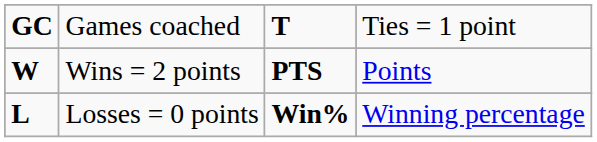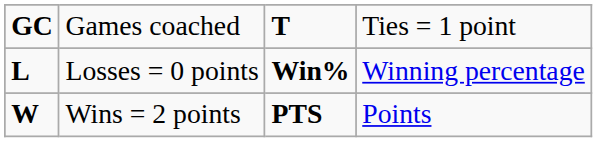rows swapped: (153, 70) <-> (162, 114)
